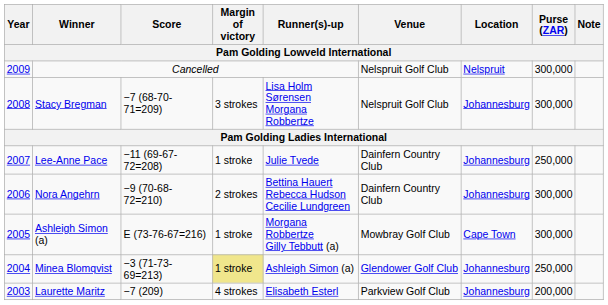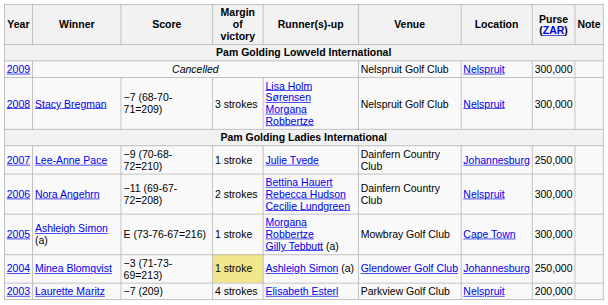(497, 104) Johannesburg -> (484, 104) Nelspruit
(150, 160) −11 (69-67-72=208) -> (148, 160) −9 (70-68-72=210)
(148, 195) −9 (70-68-72=210) -> (150, 195) −11 (69-67-72=208)
(497, 195) Johannesburg -> (484, 195) Nelspruit
(497, 291) Johannesburg -> (484, 291) Nelspruit
